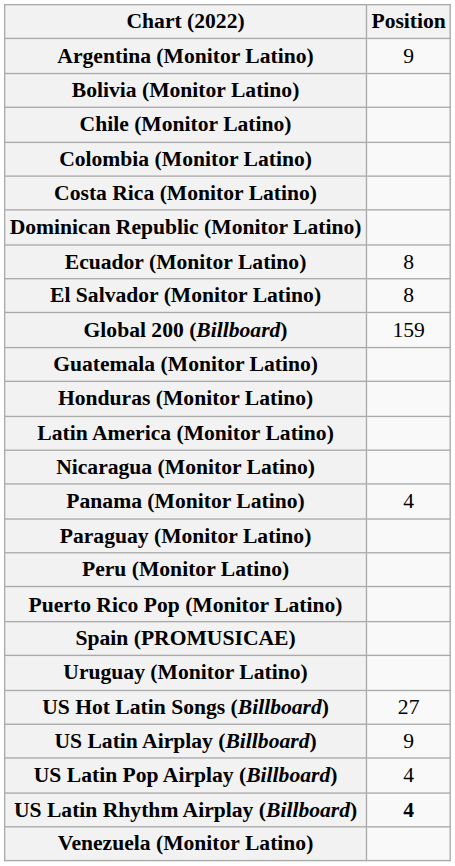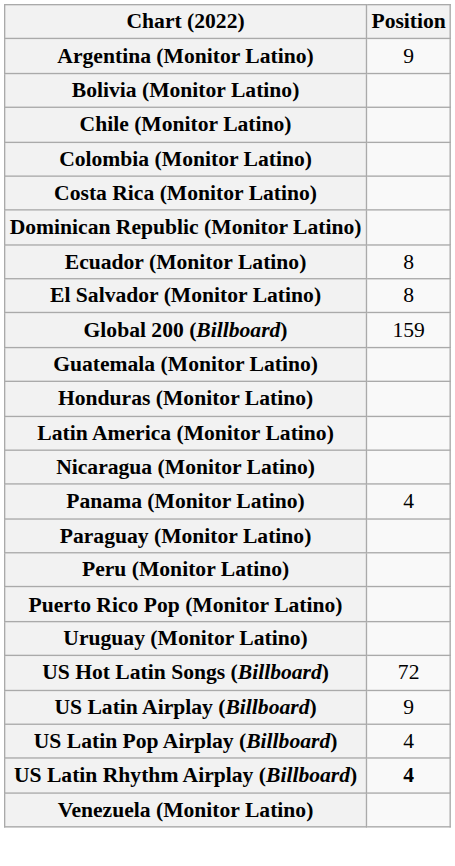- row: (186, 638)
(409, 706) 27 -> (409, 672) 72
